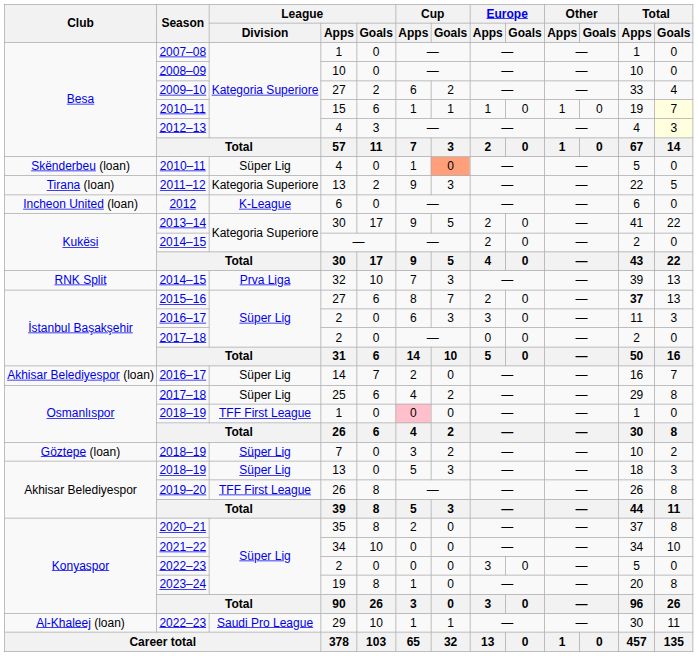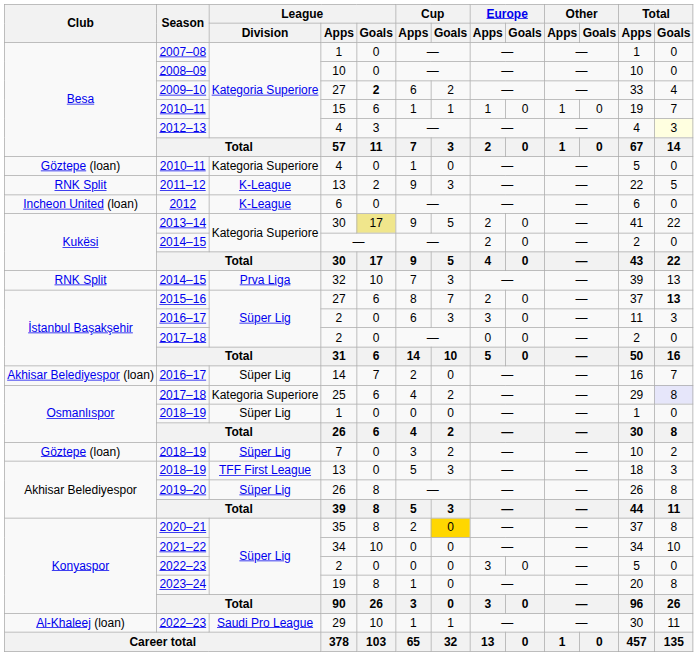(376, 90) normal -> (376, 90) bold
(674, 109) lightyellow background -> (674, 109) no background
(81, 166) Skënderbeu (loan) -> (81, 166) Göztepe (loan)
(265, 166) Süper Lig -> (265, 166) Kategoria Superiore
(451, 166) lightsalmon background -> (451, 166) no background
(81, 185) Tirana (loan) -> (81, 185) RNK Split
(265, 185) Kategoria Superiore -> (265, 185) K-League
(376, 223) no background -> (376, 223) khaki background
(637, 299) bold -> (637, 299) normal
(674, 299) normal -> (674, 299) bold
(265, 394) Süper Lig -> (265, 394) Kategoria Superiore
(674, 394) no background -> (674, 394) lavender background
(265, 413) TFF First League -> (265, 413) Süper Lig
(413, 413) pink background -> (413, 413) no background
(265, 470) Süper Lig -> (265, 470) TFF First League
(265, 489) TFF First League -> (265, 489) Süper Lig
(451, 527) no background -> (451, 527) gold background
